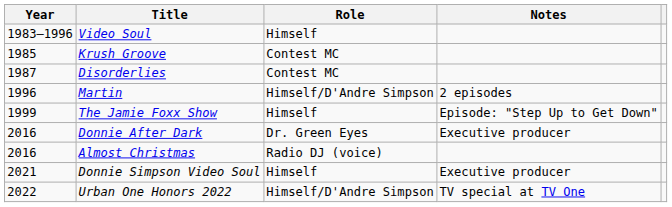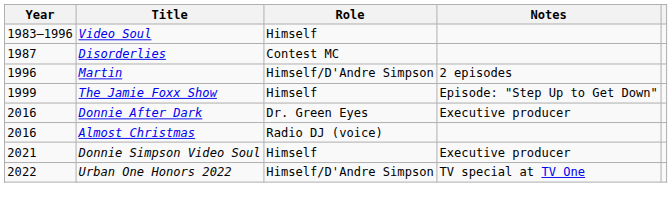- row: (122, 54)
